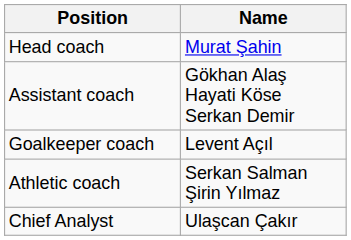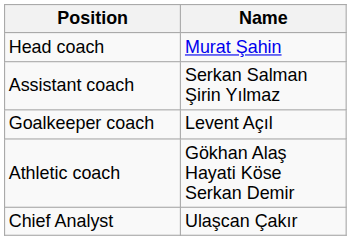(240, 95) Gökhan Alaş Hayati Köse Serkan Demir -> (246, 85) Serkan Salman Şirin Yılmaz
(246, 182) Serkan Salman Şirin Yılmaz -> (240, 172) Gökhan Alaş Hayati Köse Serkan Demir
